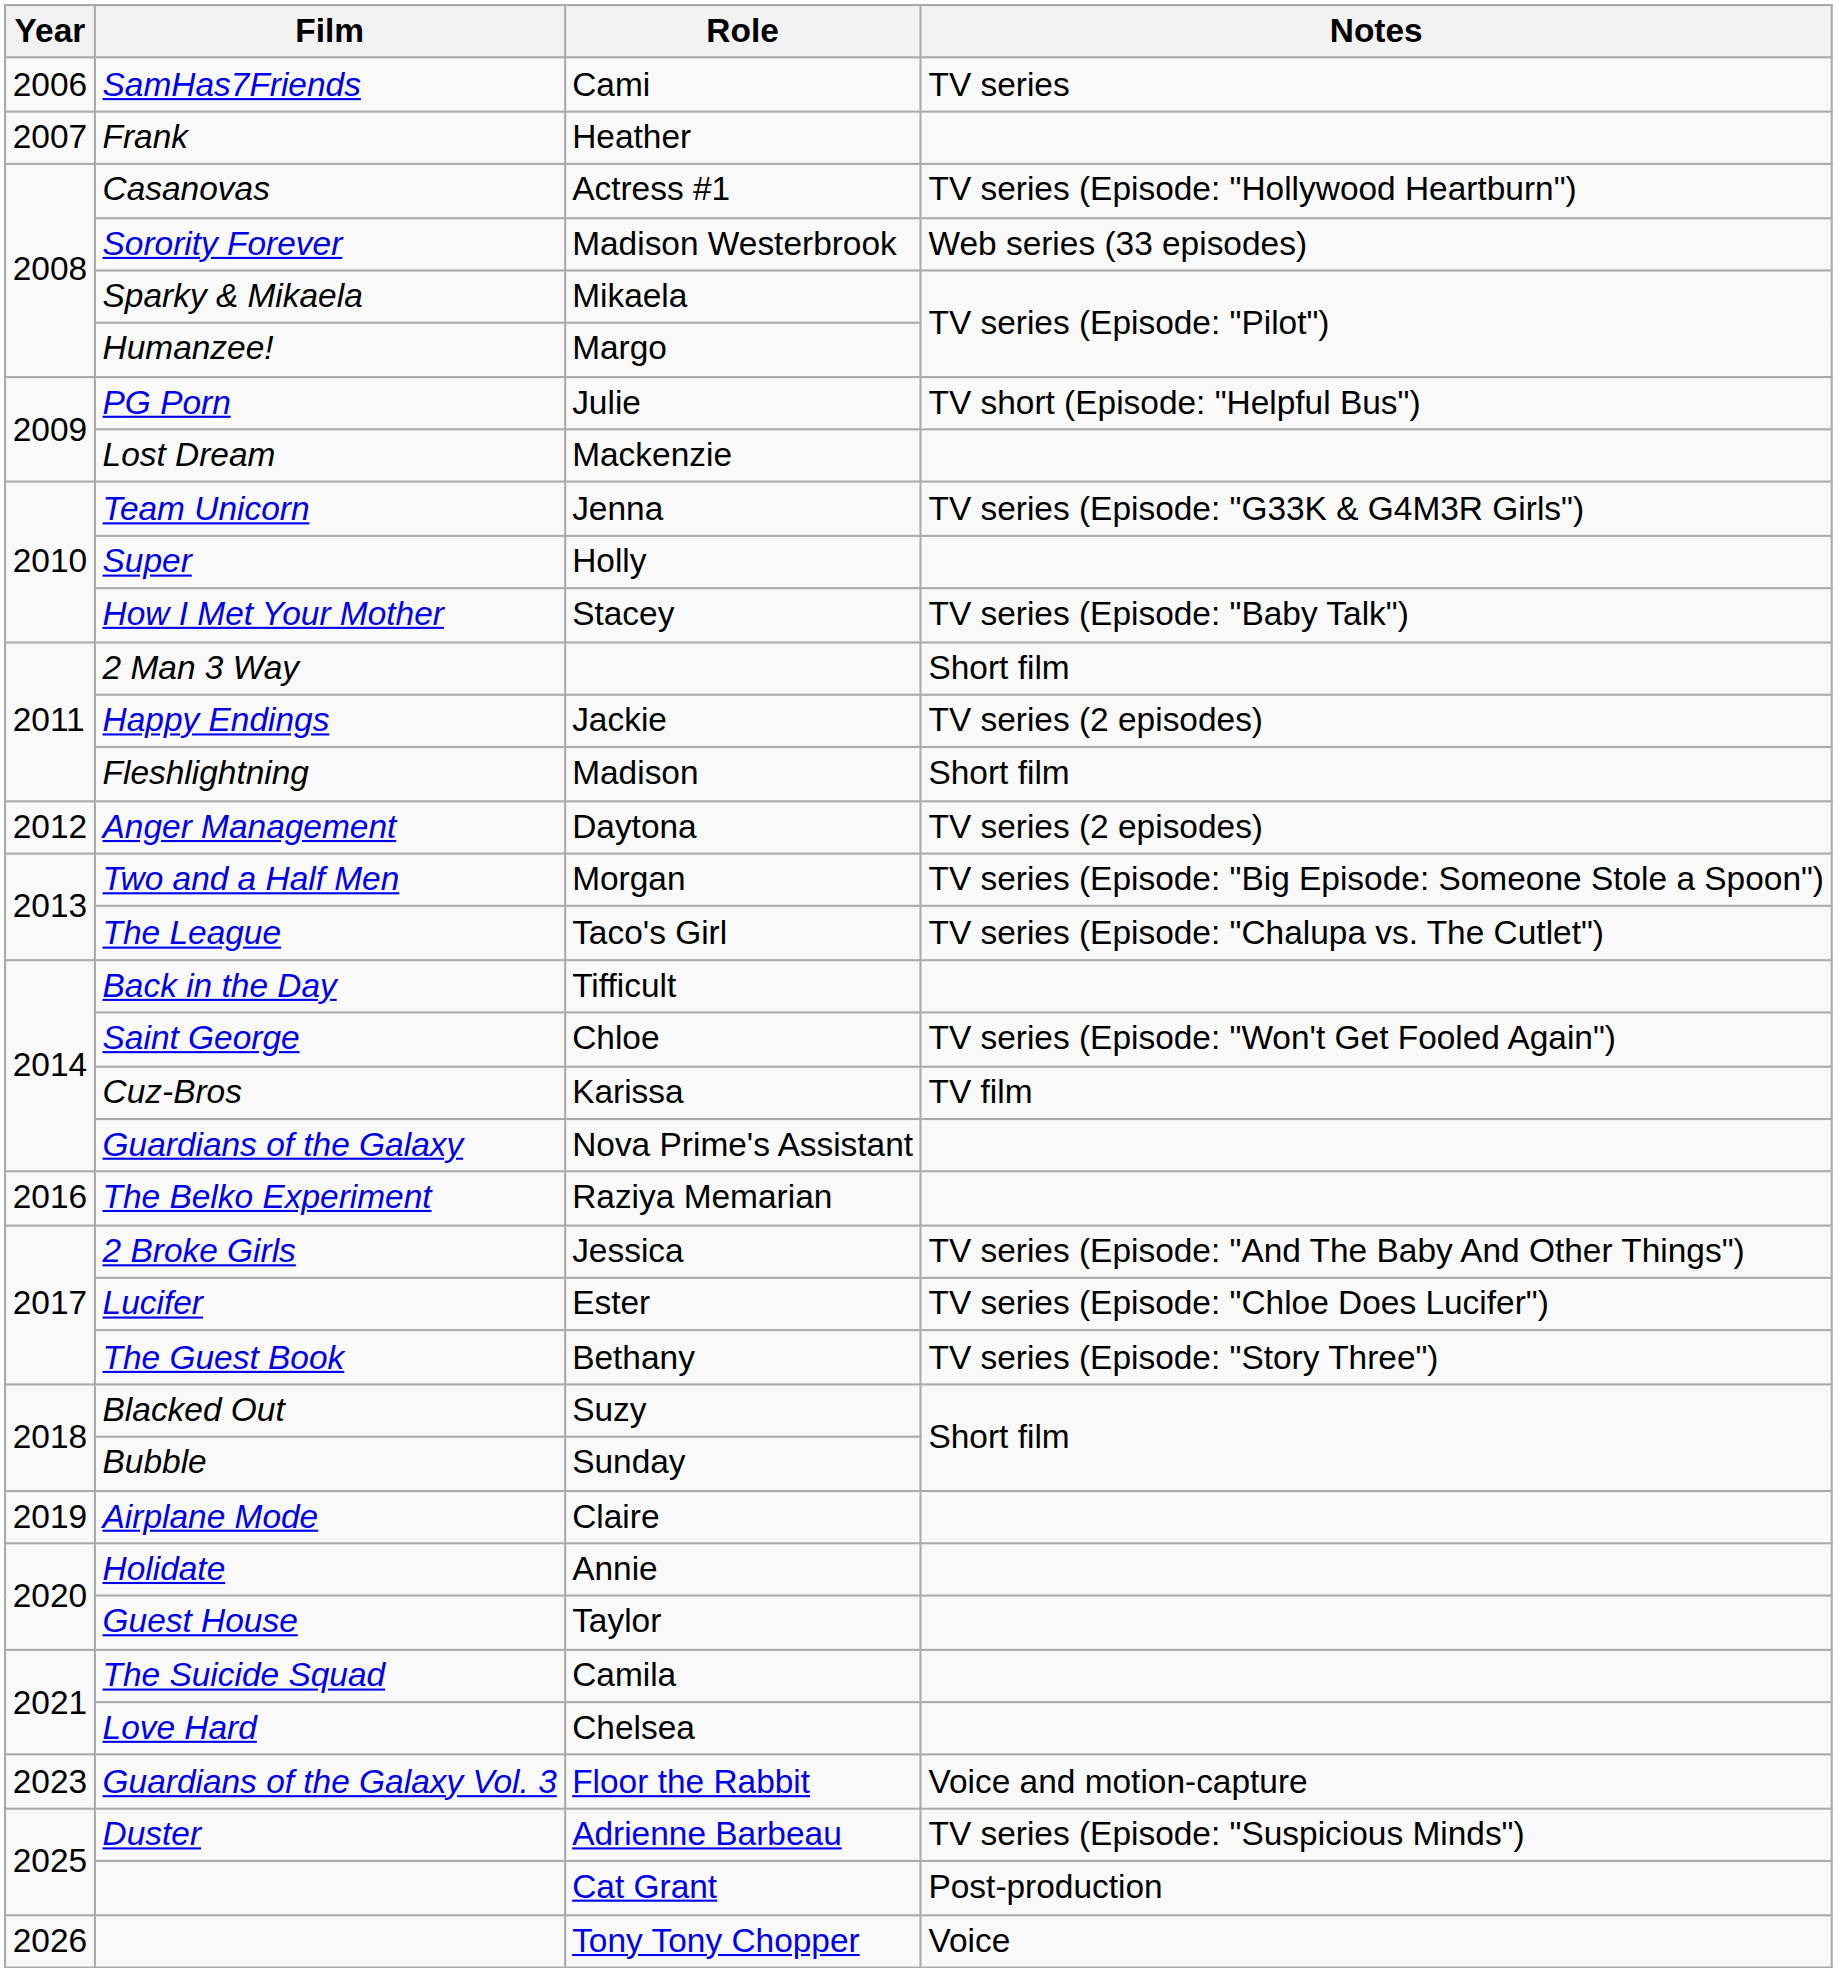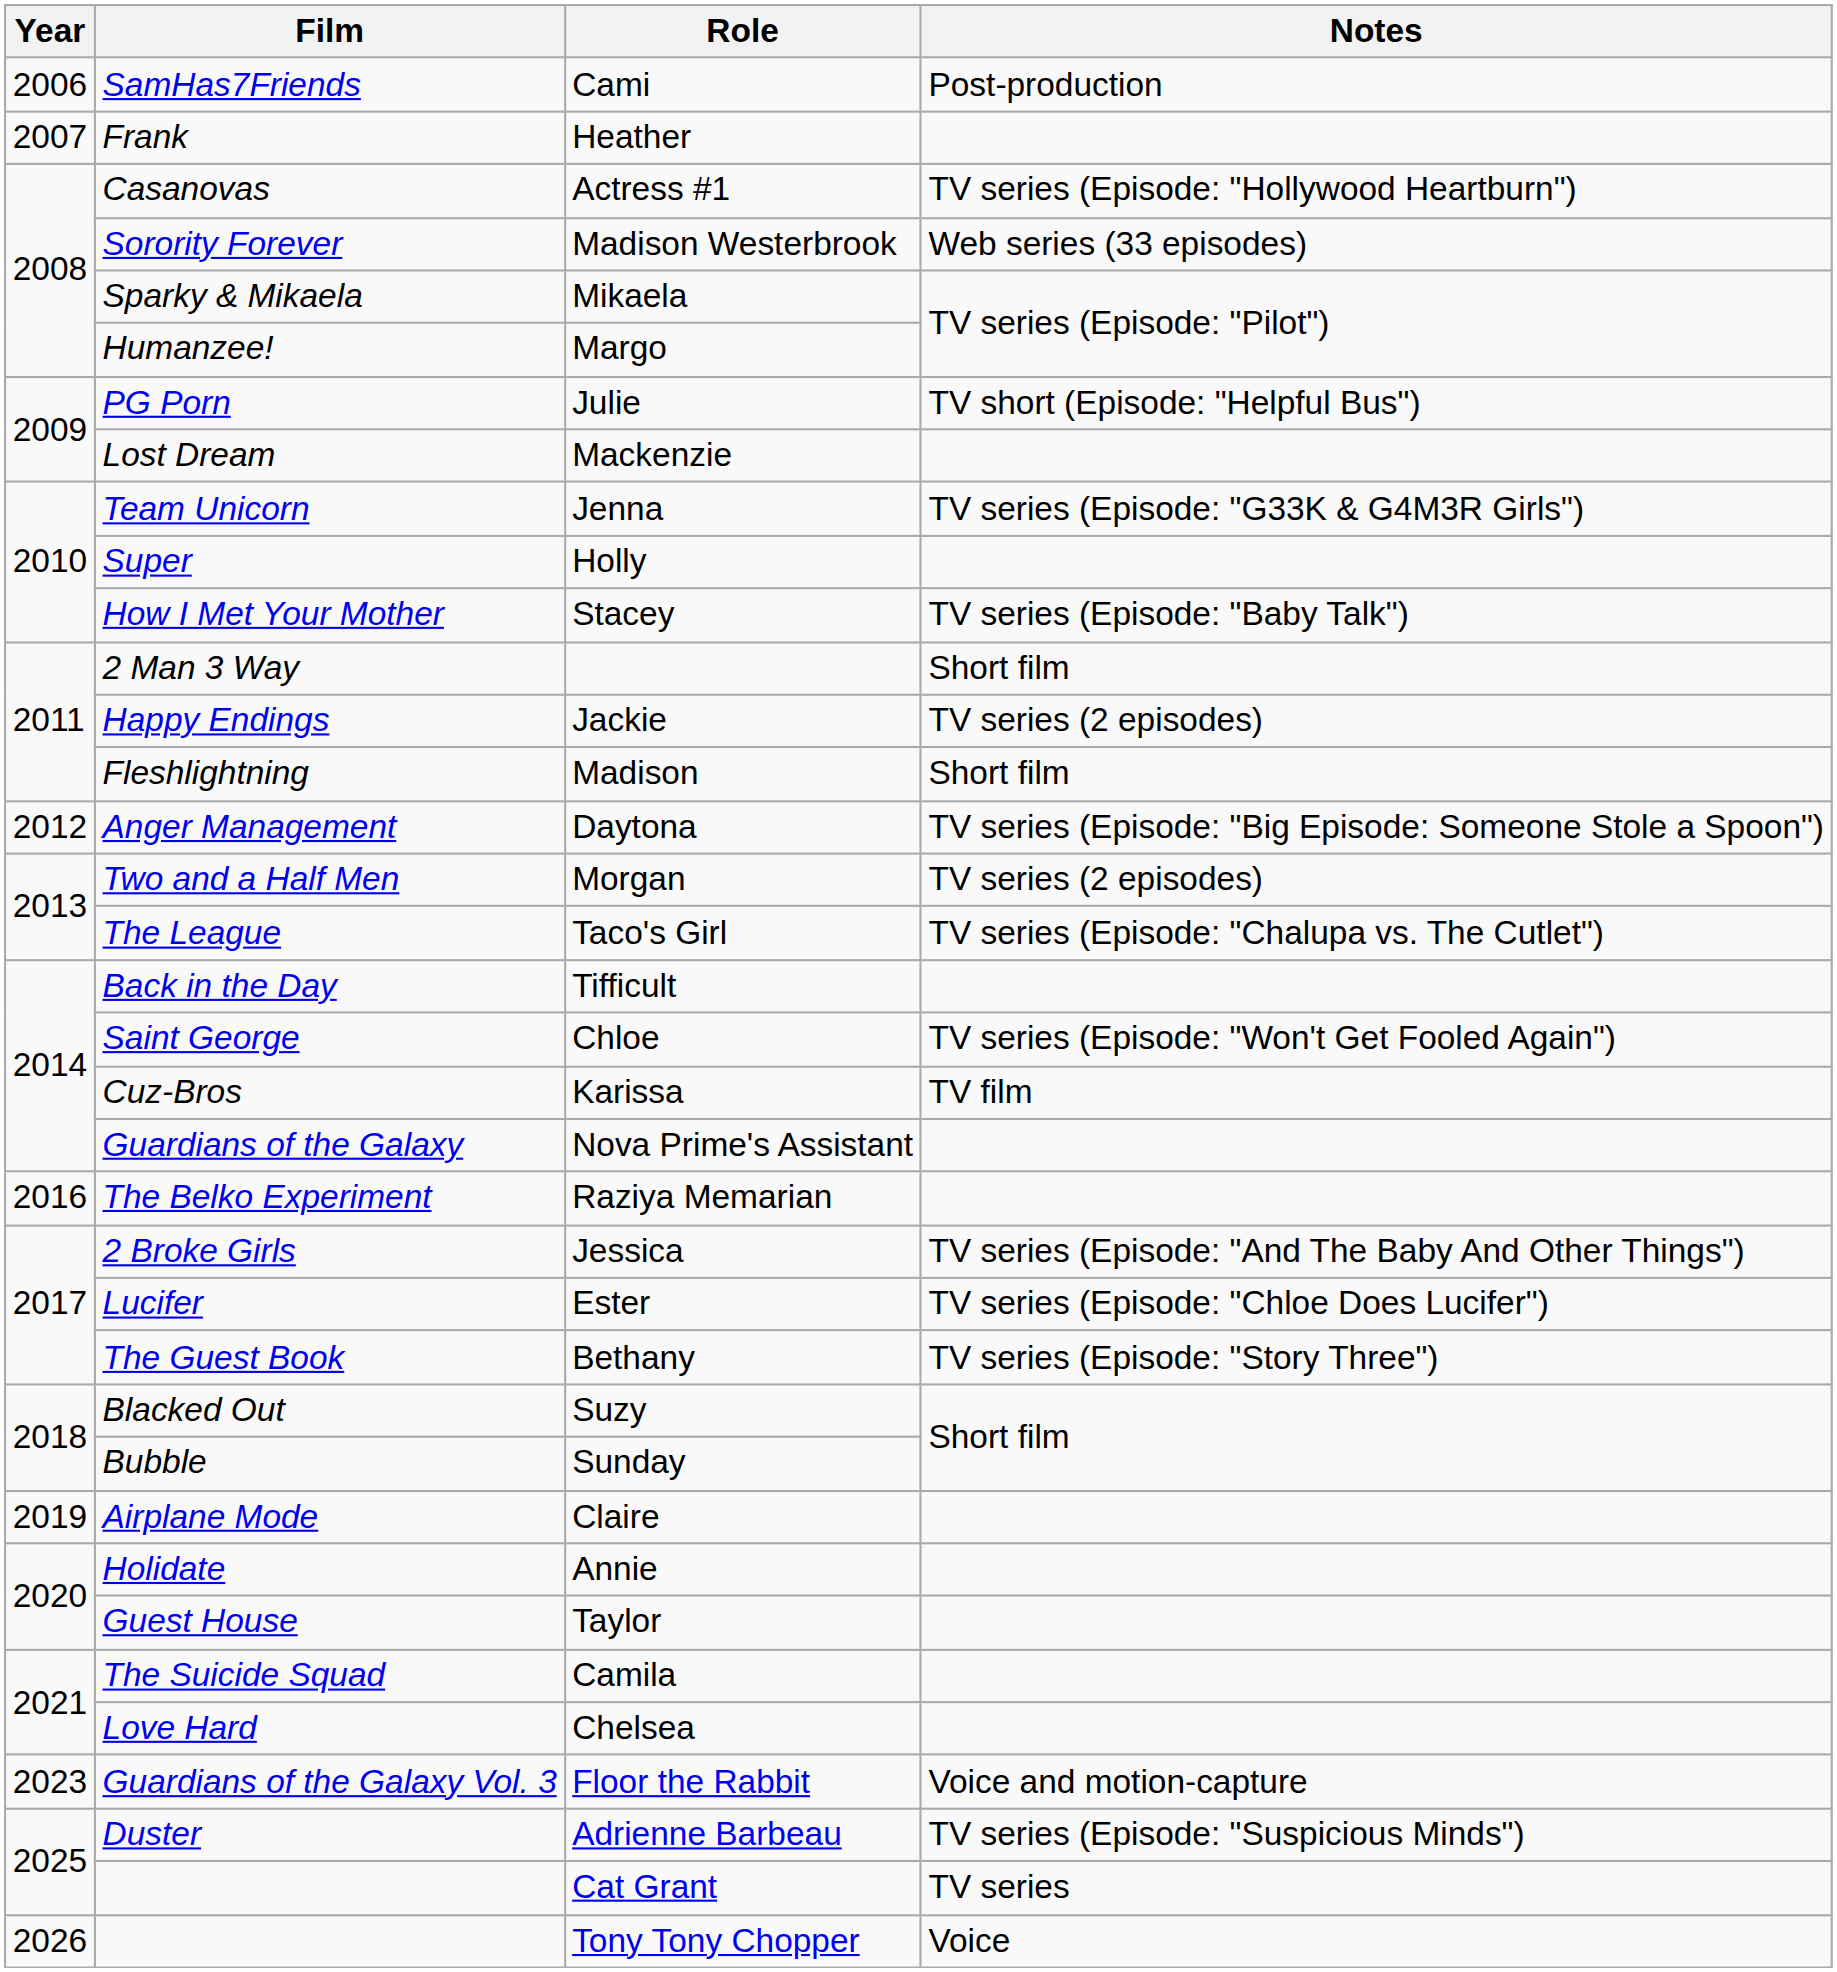(999, 84) TV series -> (1046, 84) Post-production
(1096, 826) TV series (2 episodes) -> (1376, 826) TV series (Episode: "Big Episode: Someone Stole a Spoon")
(1376, 879) TV series (Episode: "Big Episode: Someone Stole a Spoon") -> (1096, 879) TV series (2 episodes)
(1046, 1887) Post-production -> (999, 1887) TV series
